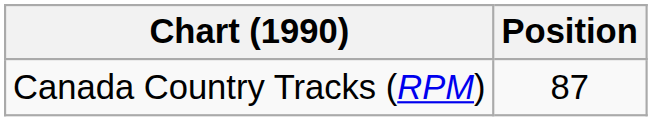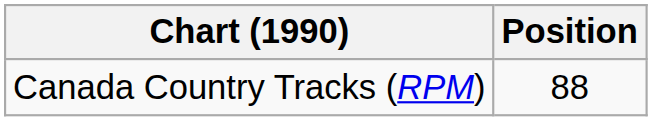(570, 86) 87 -> (570, 86) 88
